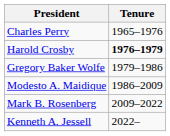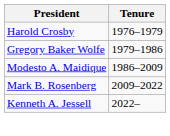- row: (38, 31)
(137, 49) bold -> (137, 31) normal
